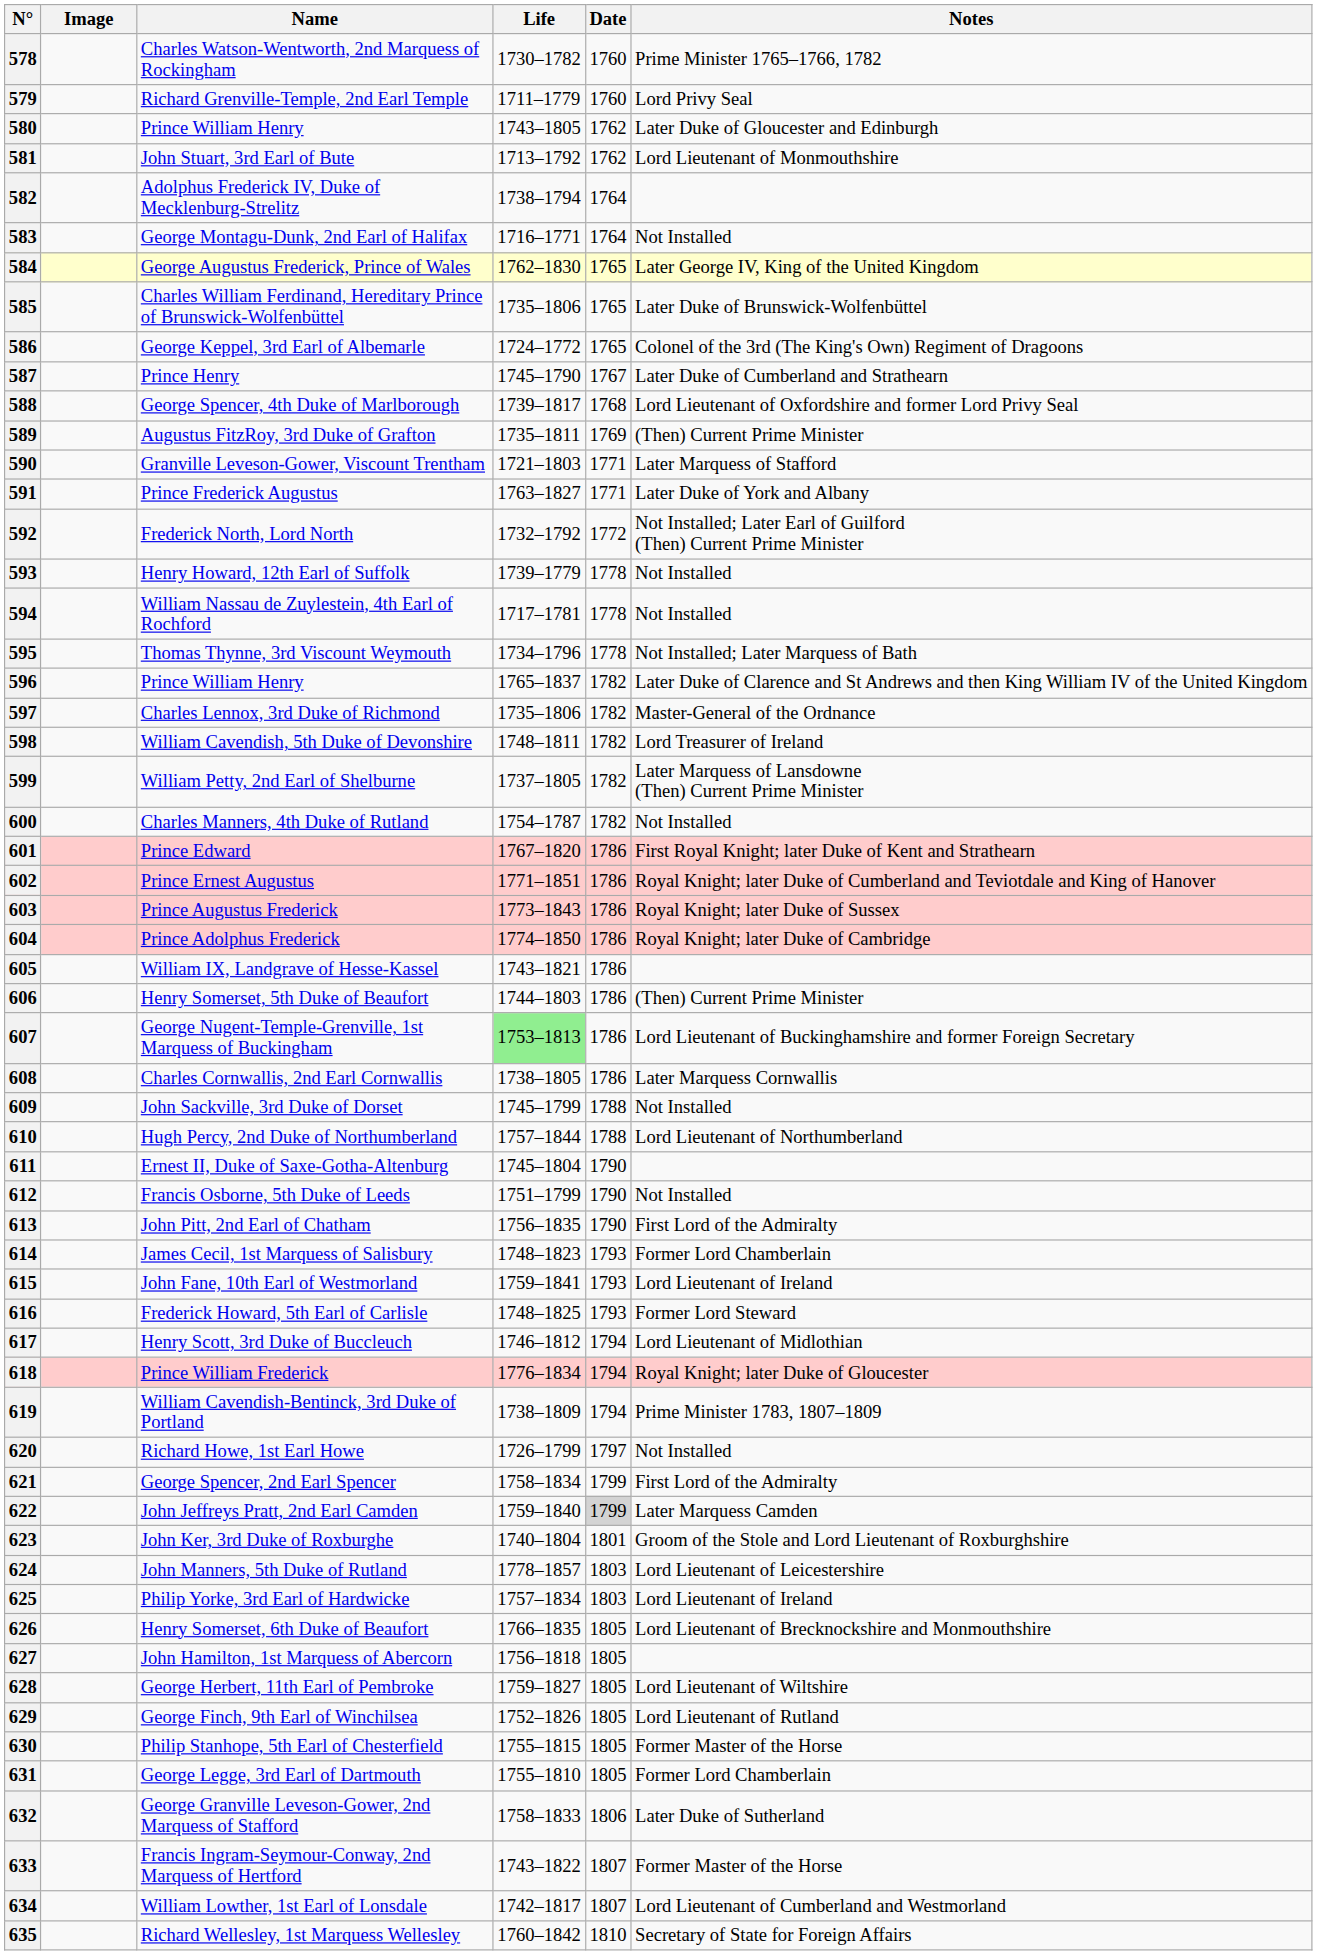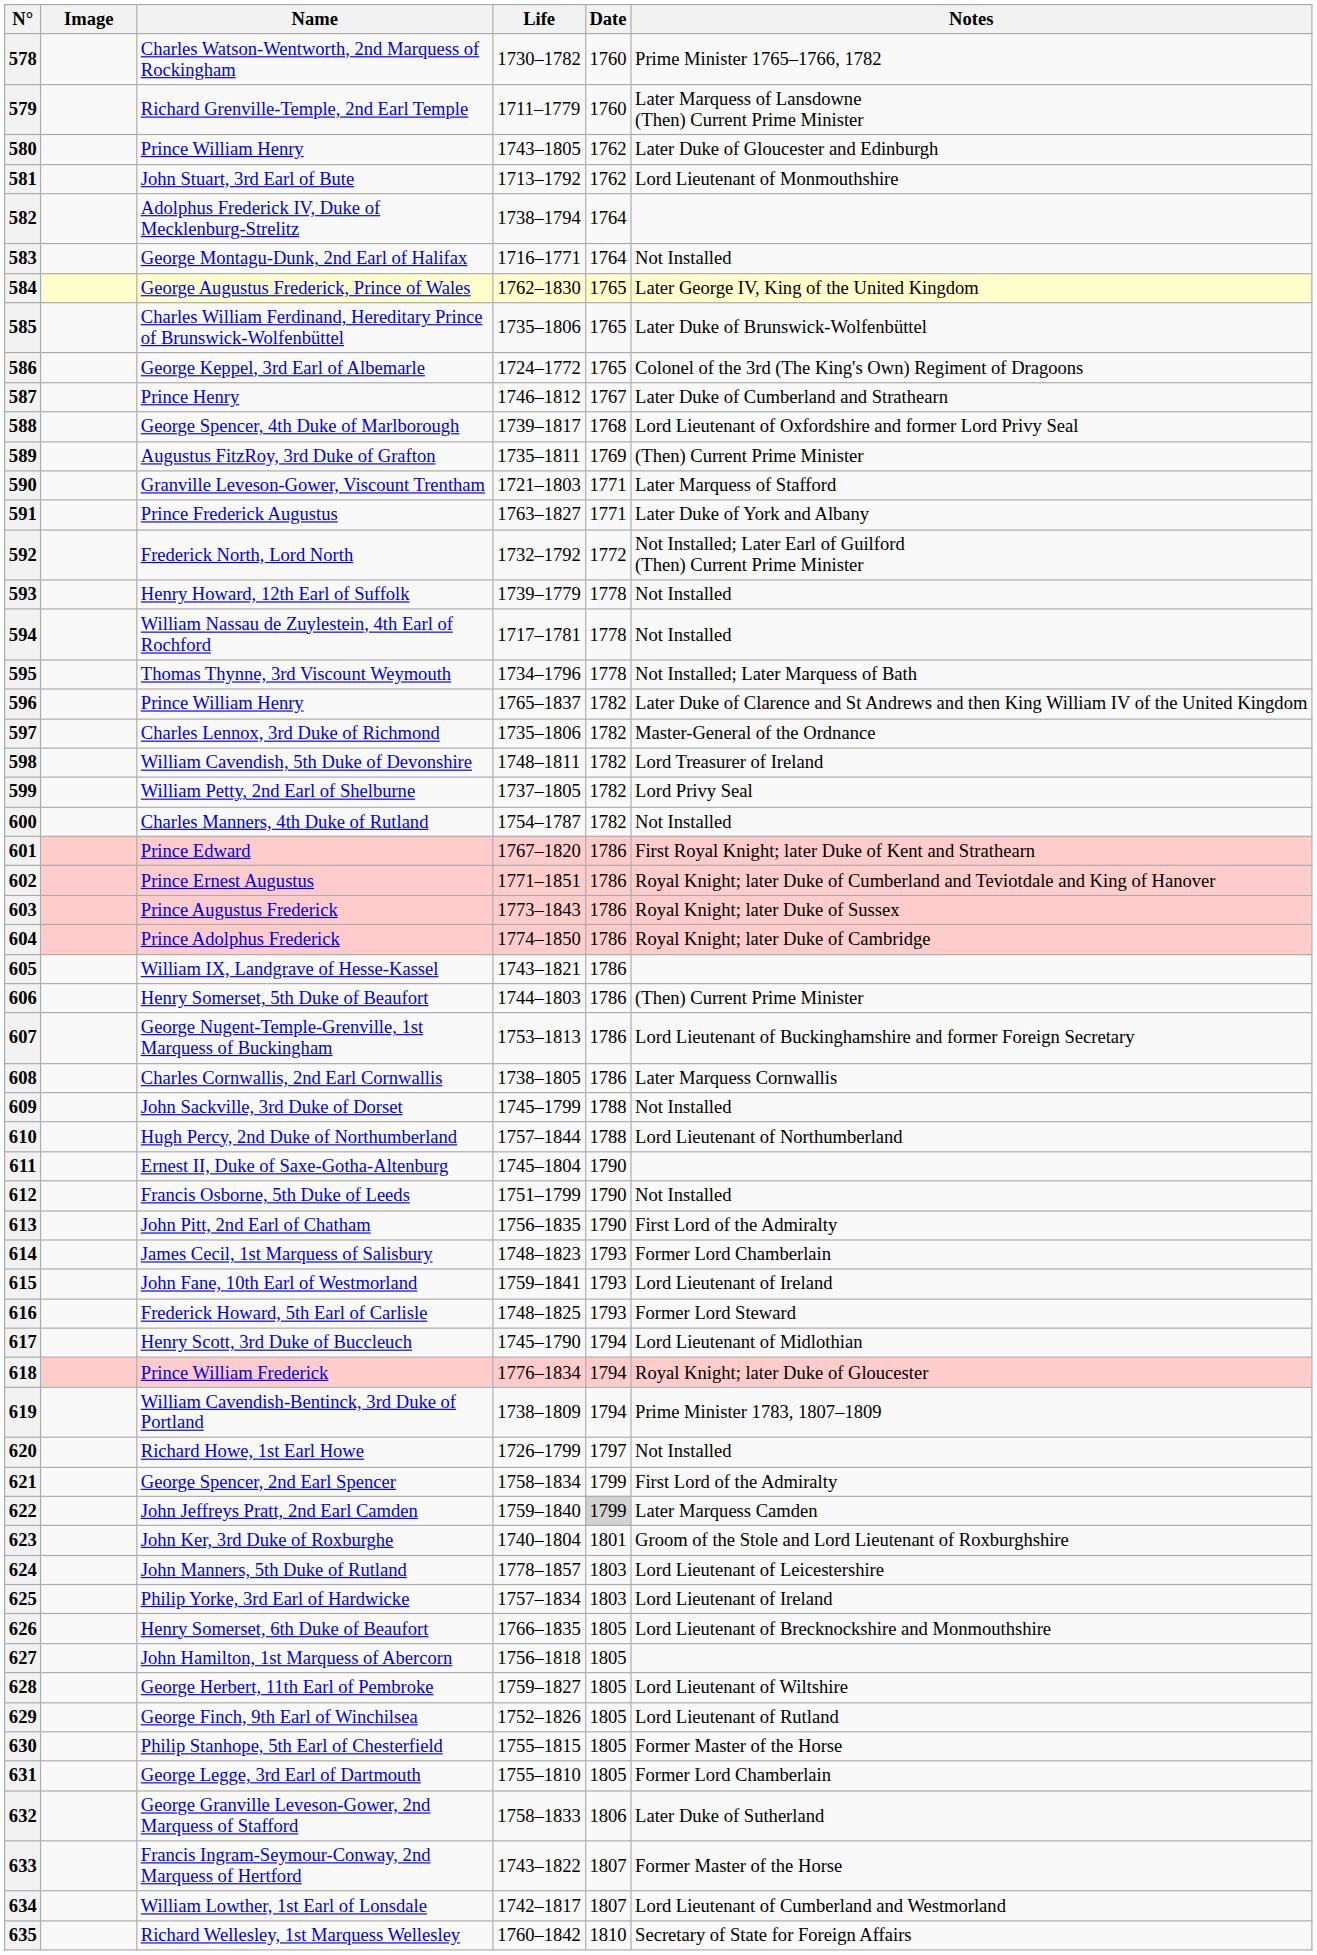(694, 98) Lord Privy Seal -> (749, 109) Later Marquess of Lansdowne (Then) Current Prime Minister
(539, 376) 1745–1790 -> (539, 397) 1746–1812
(749, 781) Later Marquess of Lansdowne (Then) Current Prime Minister -> (694, 792) Lord Privy Seal
(539, 1037) lightgreen background -> (539, 1037) no background
(539, 1342) 1746–1812 -> (539, 1342) 1745–1790
